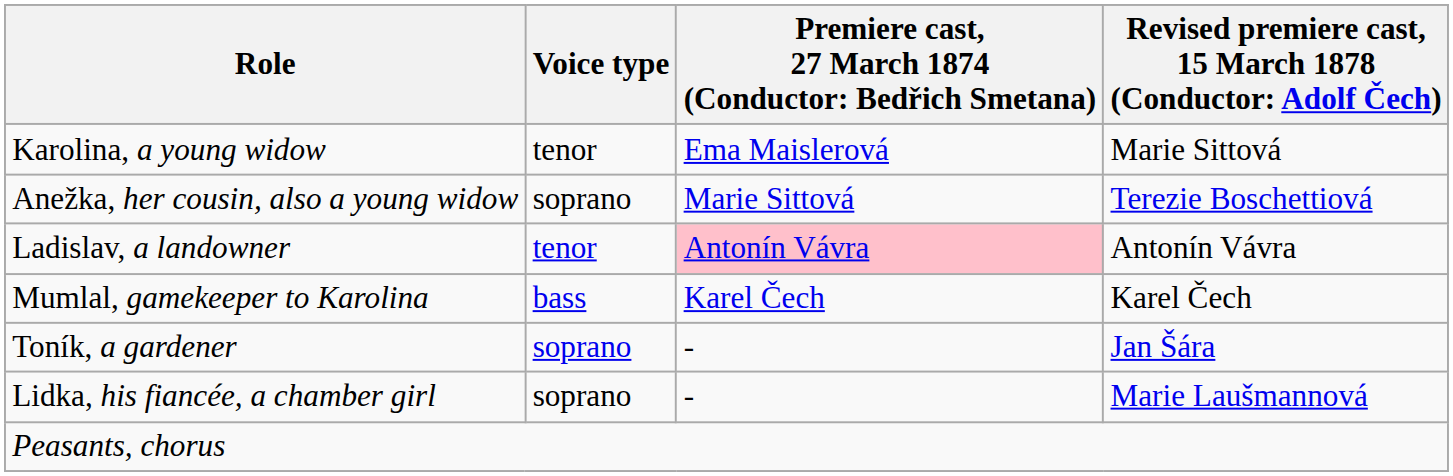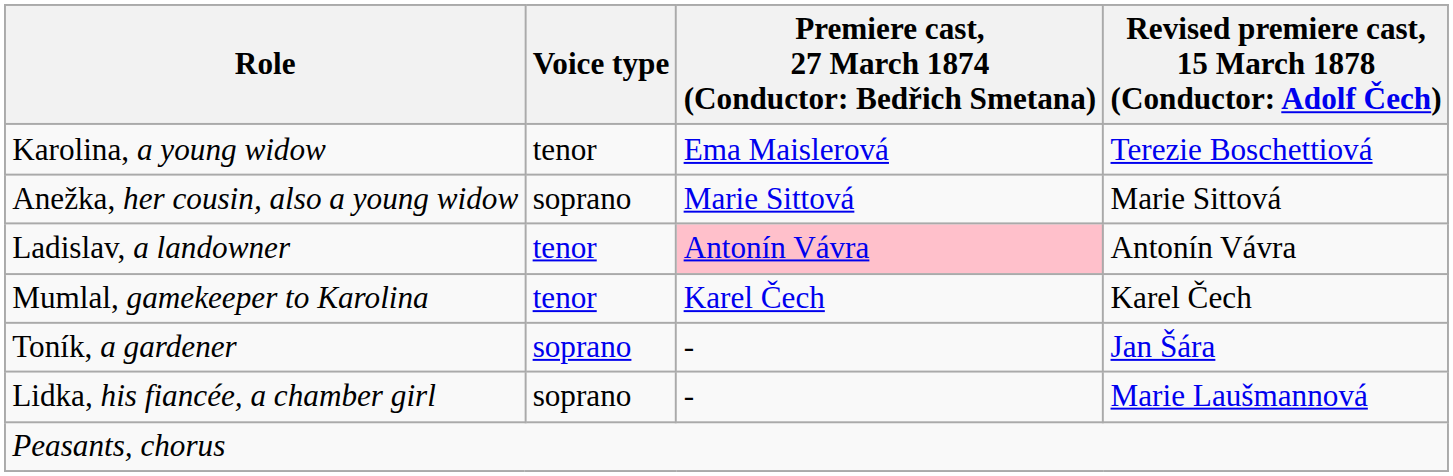(1196, 148) Marie Sittová -> (1242, 148) Terezie Boschettiová
(1242, 198) Terezie Boschettiová -> (1196, 198) Marie Sittová
(560, 297) bass -> (565, 297) tenor
